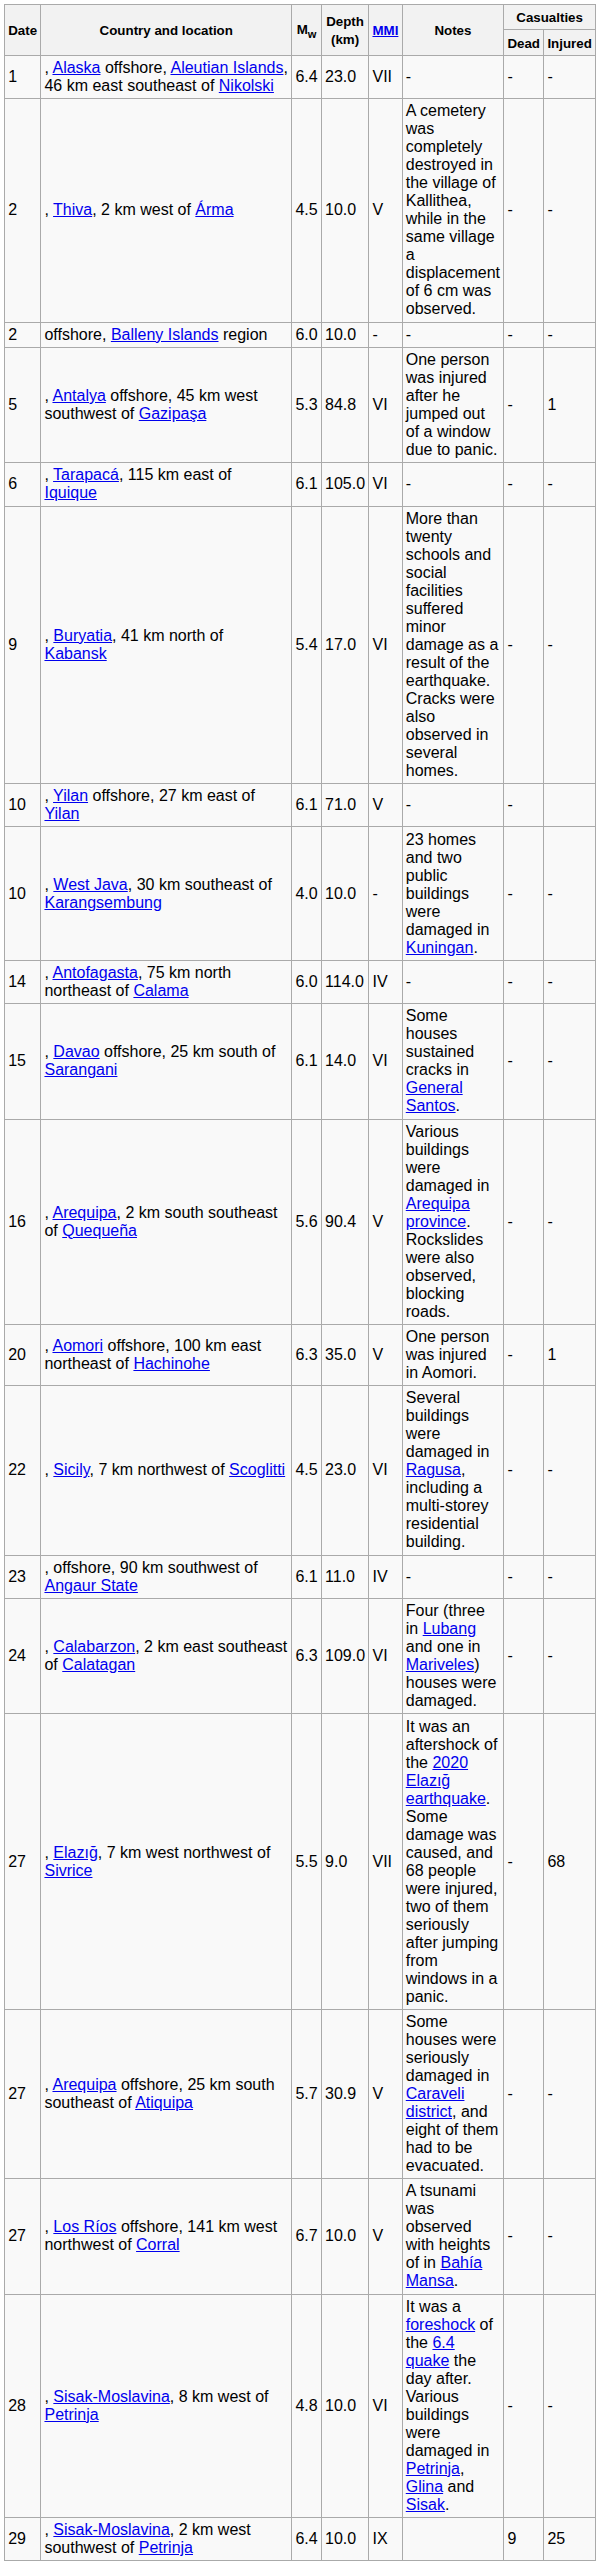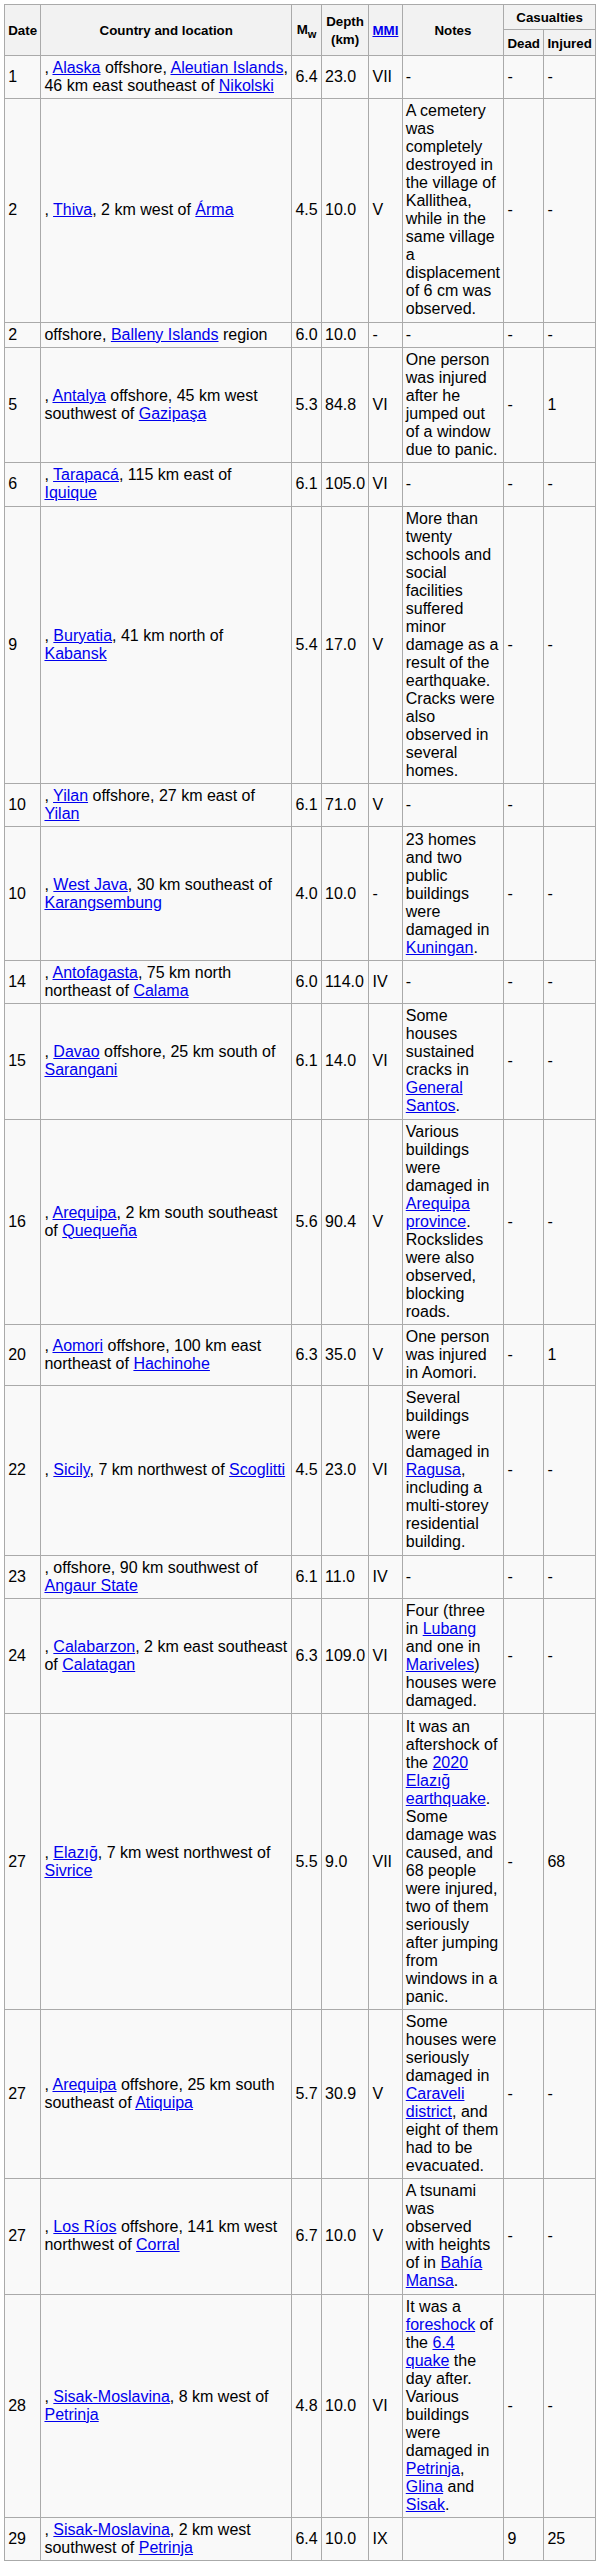(380, 644) VI -> (378, 644) V
